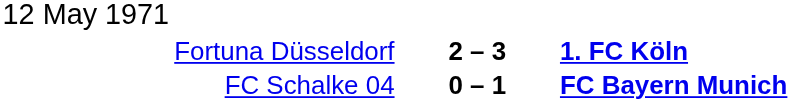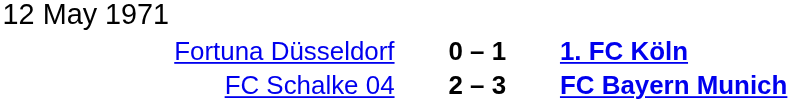(477, 51) 2 – 3 -> (477, 51) 0 – 1
(477, 85) 0 – 1 -> (477, 85) 2 – 3
